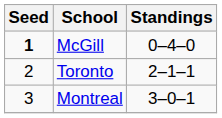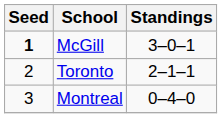(172, 44) 0–4–0 -> (172, 44) 3–0–1
(172, 98) 3–0–1 -> (172, 98) 0–4–0
